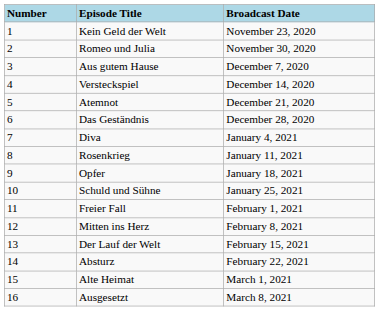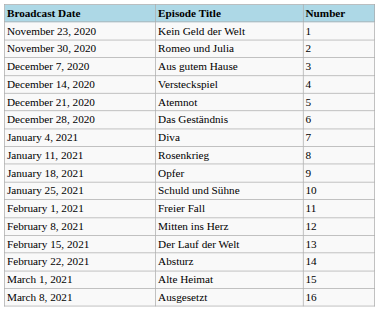columns swapped: (27, 13) <-> (263, 13)
